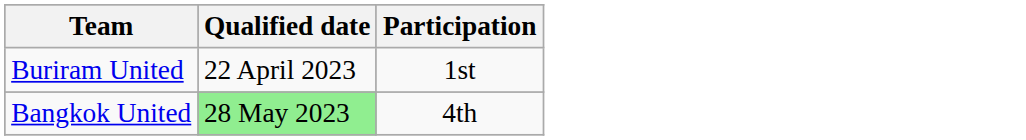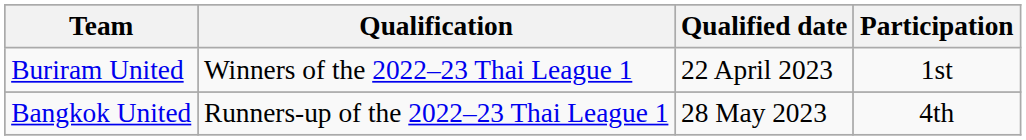+ column: (436, 26)
(277, 112) lightgreen background -> (754, 112) no background
